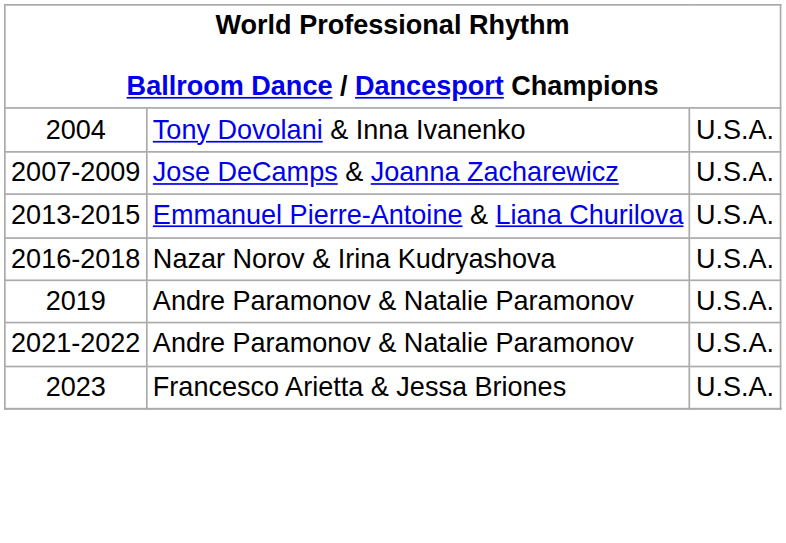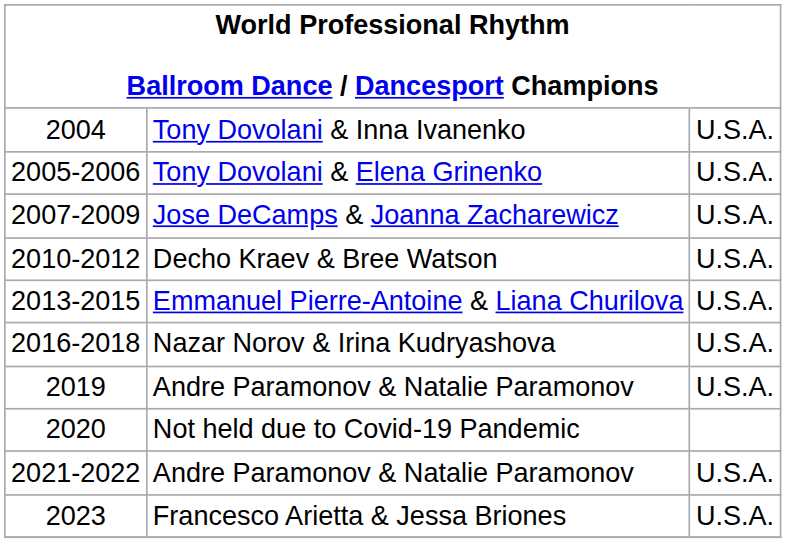+ row: (76, 172)
+ row: (76, 258)
+ row: (76, 429)
